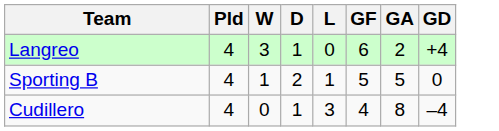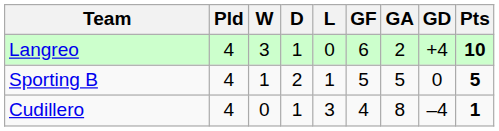+ column: (475, 19)
